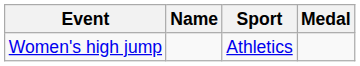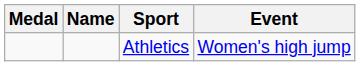columns swapped: (326, 19) <-> (85, 19)
